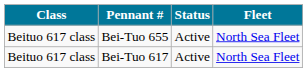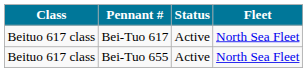rows swapped: (135, 57) <-> (135, 36)
